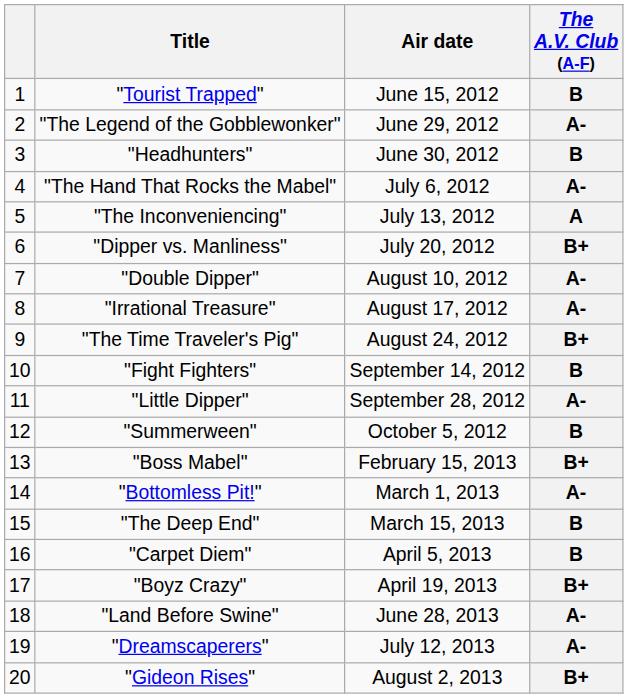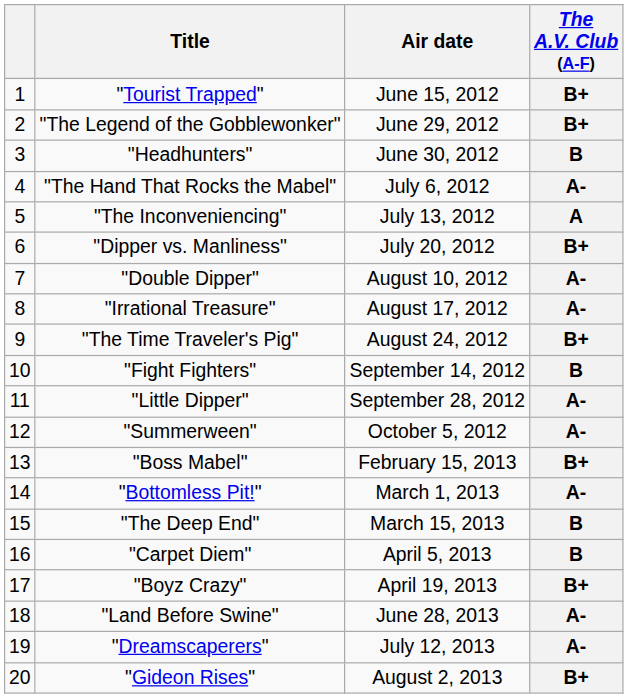(576, 94) B -> (576, 94) B+
(576, 124) A- -> (576, 124) B+
(576, 431) B -> (576, 431) A-
